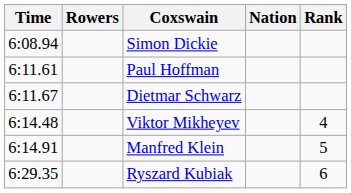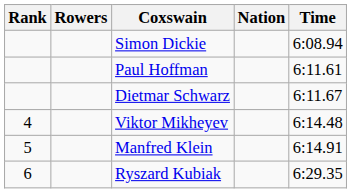columns swapped: (323, 17) <-> (33, 17)
